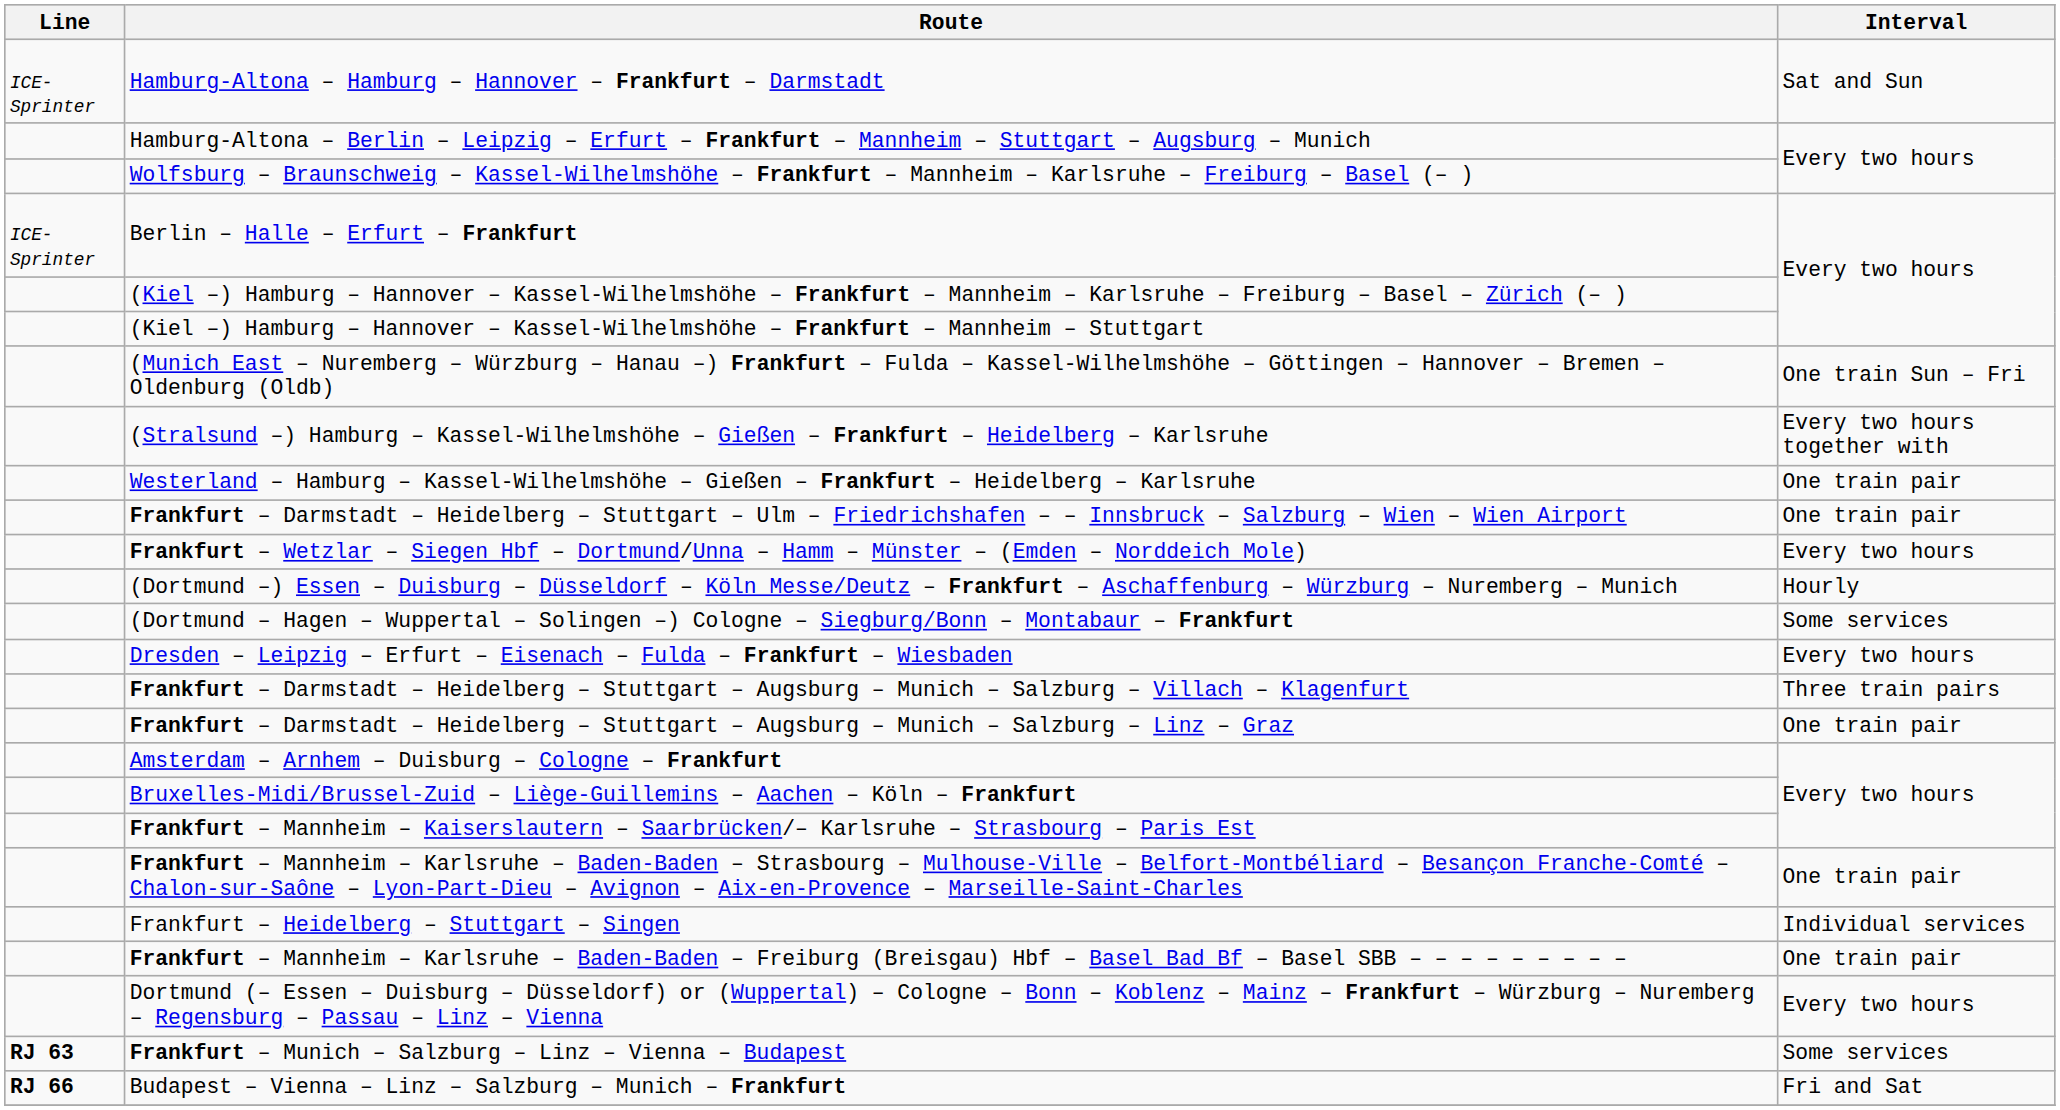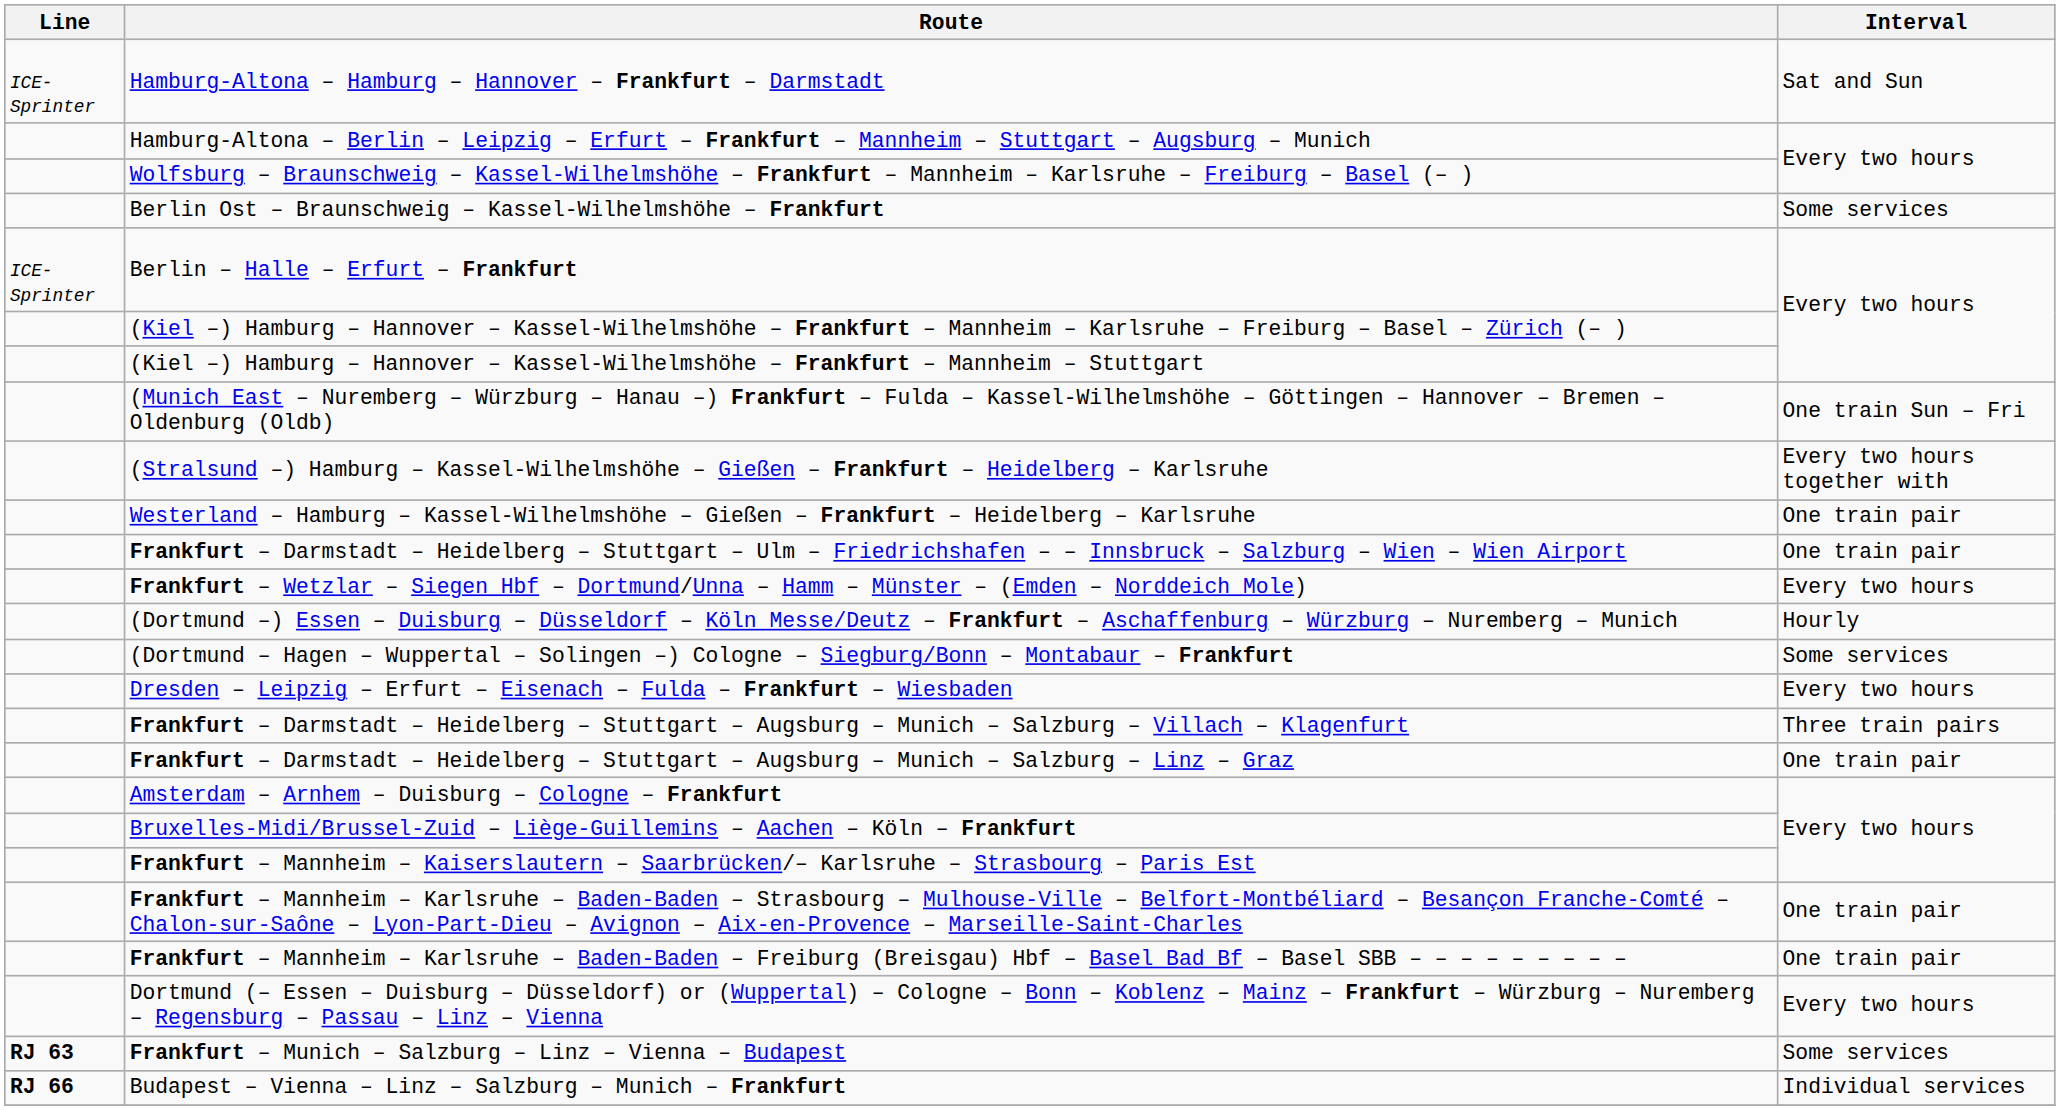+ row: (507, 210)
- row: (405, 924)
(1853, 1088) Fri and Sat -> (1904, 1088) Individual services
